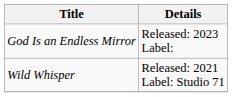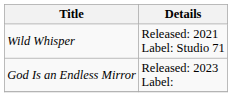rows swapped: (41, 75) <-> (72, 41)
